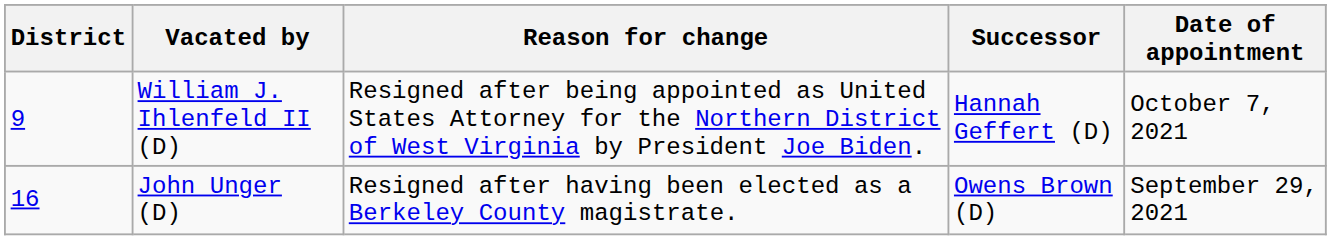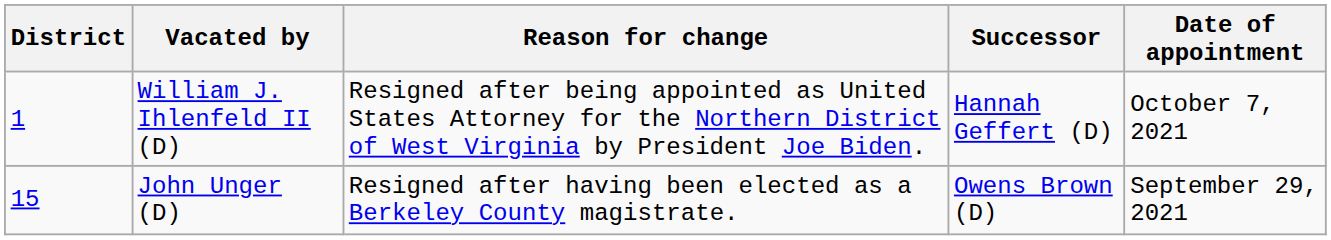(18, 119) 9 -> (18, 119) 1
(25, 200) 16 -> (25, 200) 15
